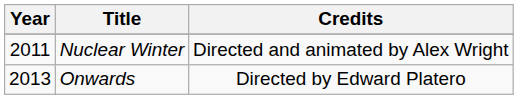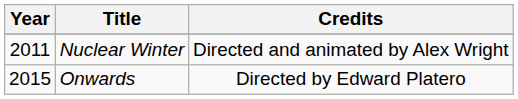(30, 79) 2013 -> (30, 79) 2015
